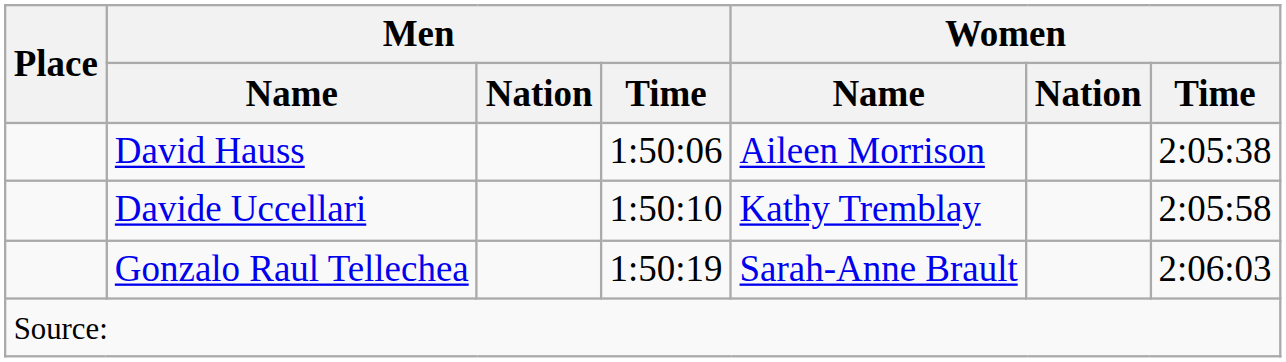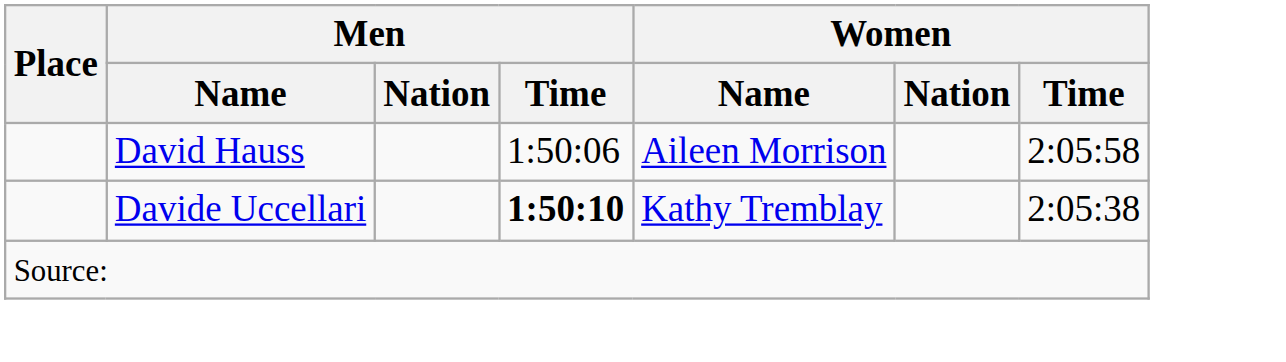(1215, 151) 2:05:38 -> (1084, 151) 2:05:58
(666, 209) normal -> (566, 209) bold
(1215, 209) 2:05:58 -> (1084, 209) 2:05:38
- row: (292, 268)
